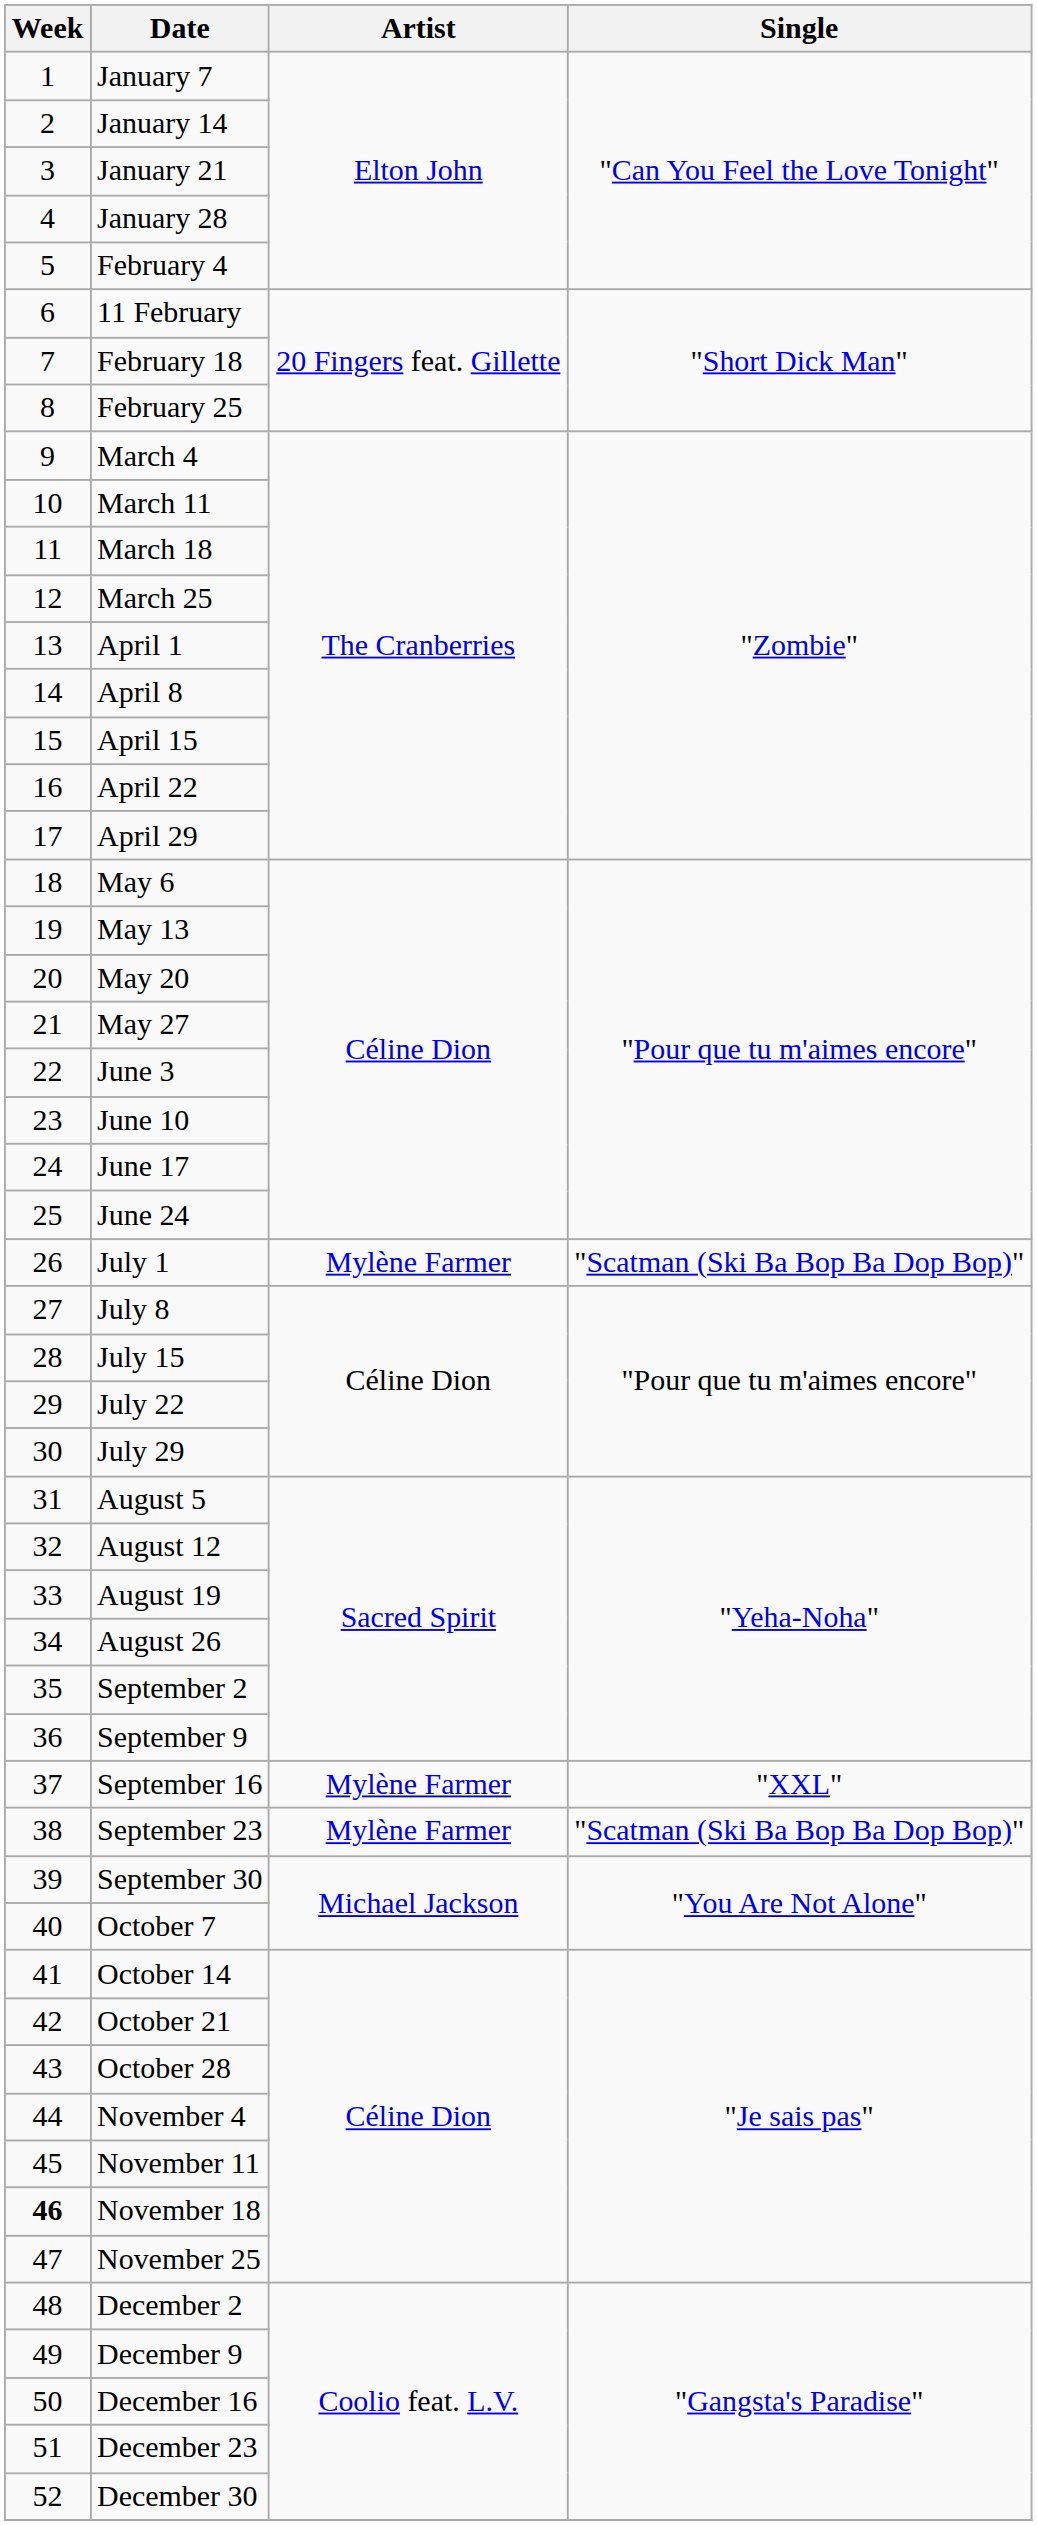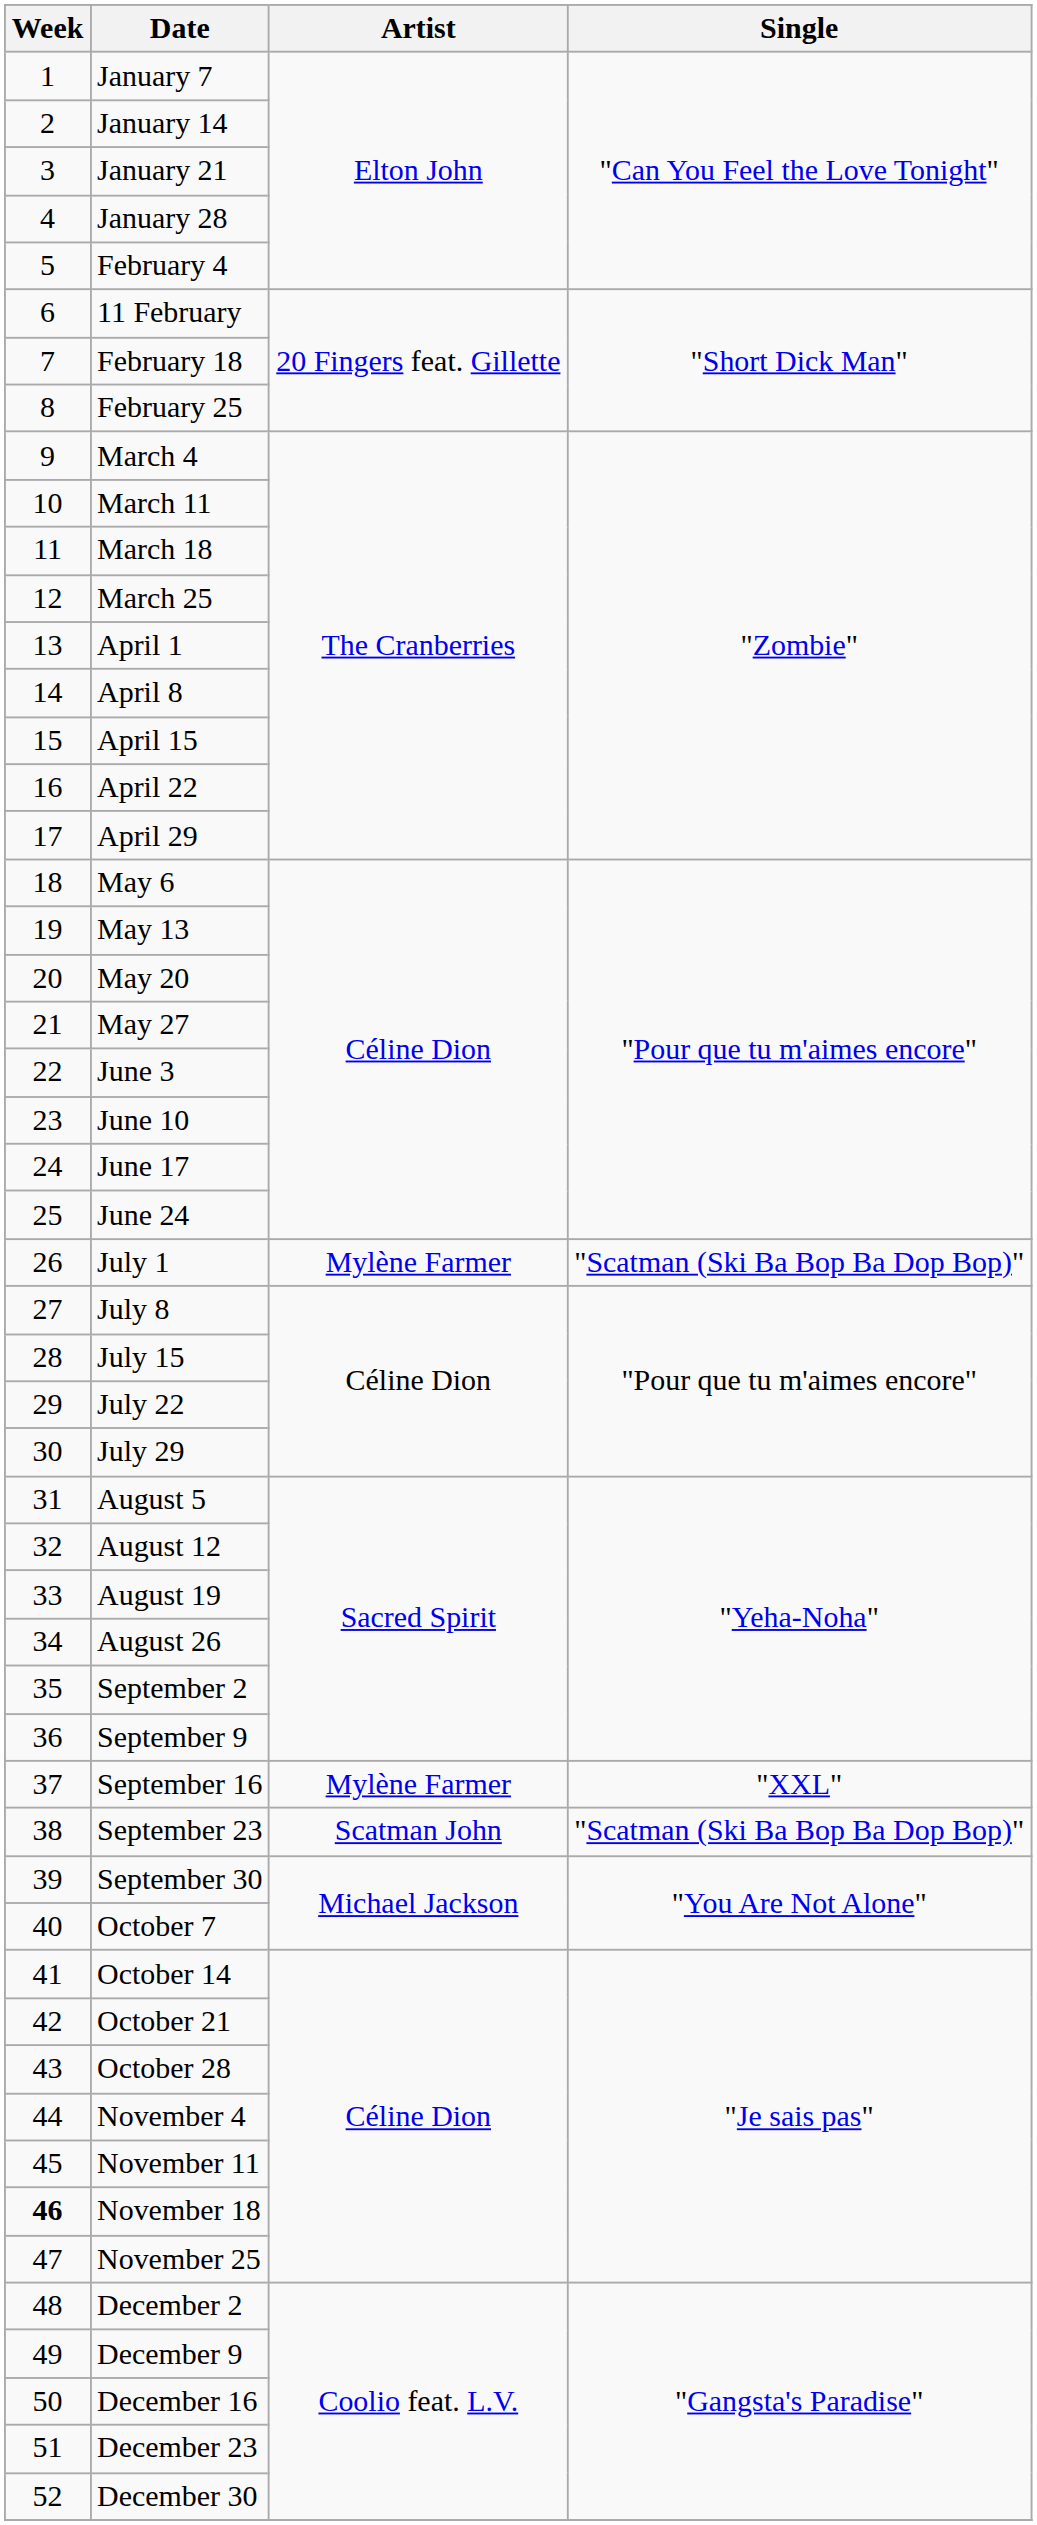(418, 1831) Mylène Farmer -> (418, 1831) Scatman John
